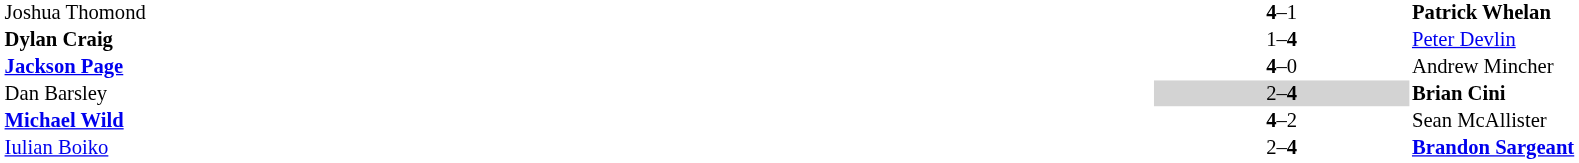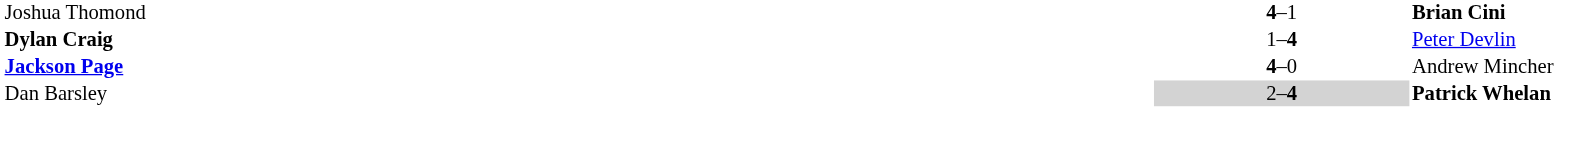(1481, 11) Patrick Whelan -> (1459, 11) Brian Cini
(1459, 93) Brian Cini -> (1481, 93) Patrick Whelan
- row: (64, 120)
- row: (56, 147)
